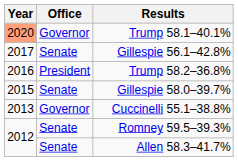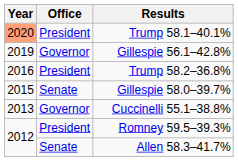(64, 33) Governor -> (65, 33) President
(20, 52) 2017 -> (20, 52) 2019
(58, 52) Senate -> (64, 52) Governor
(58, 128) Senate -> (65, 128) President
